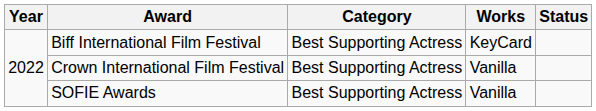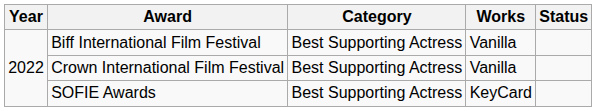(501, 42) KeyCard -> (493, 42) Vanilla
(493, 93) Vanilla -> (501, 93) KeyCard
